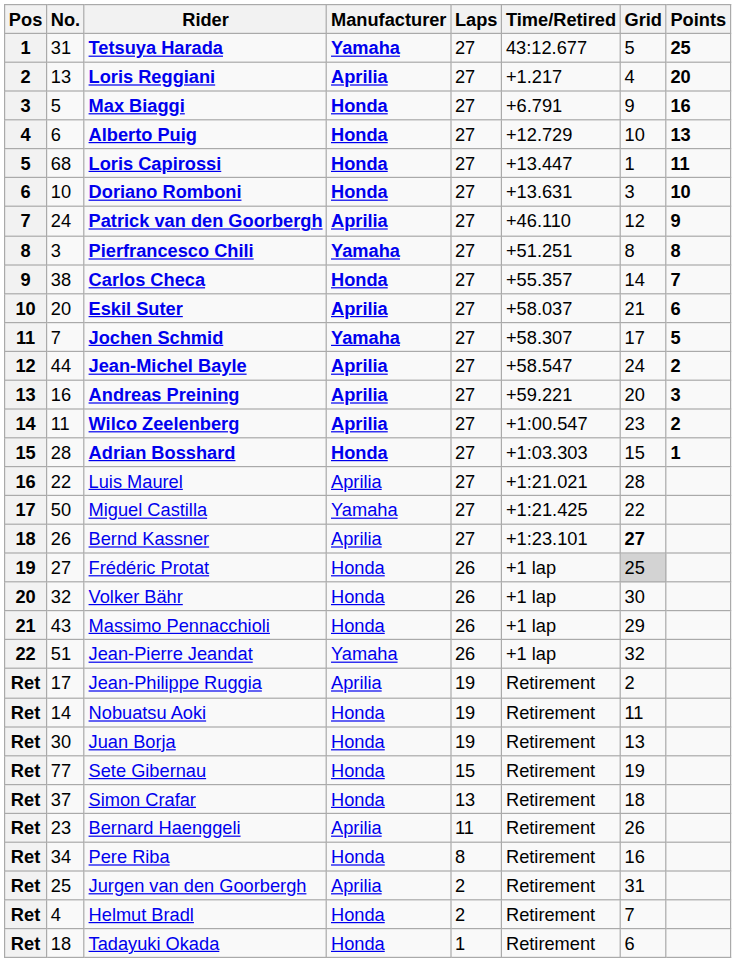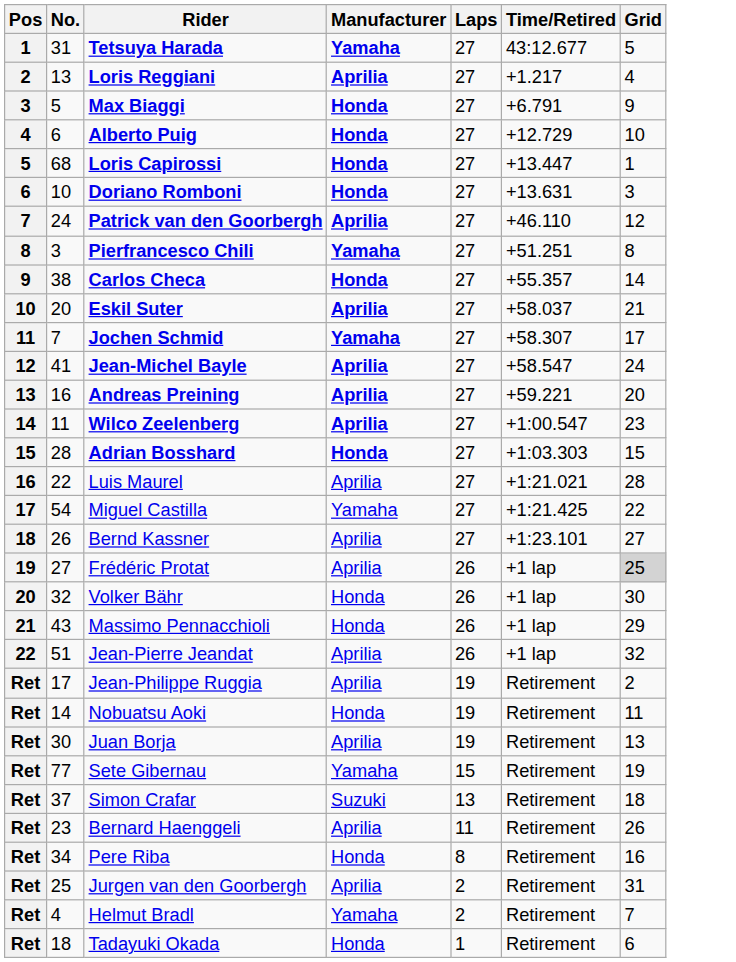- column: (698, 19)
(61, 366) 44 -> (61, 366) 41
(61, 510) 50 -> (61, 510) 54
(635, 539) bold -> (635, 539) normal
(358, 568) Honda -> (356, 568) Aprilia
(364, 654) Yamaha -> (356, 654) Aprilia
(358, 741) Honda -> (356, 741) Aprilia
(358, 770) Honda -> (364, 770) Yamaha
(358, 799) Honda -> (358, 799) Suzuki
(358, 914) Honda -> (364, 914) Yamaha
